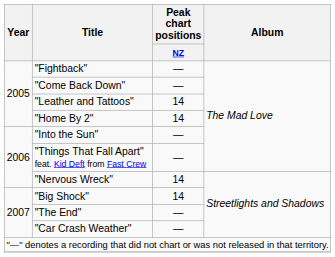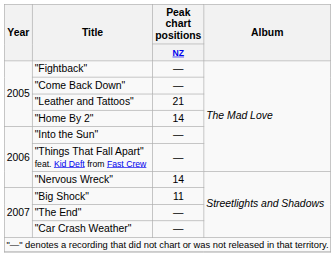(178, 102) 14 -> (178, 102) 21
(178, 196) 14 -> (178, 196) 11
